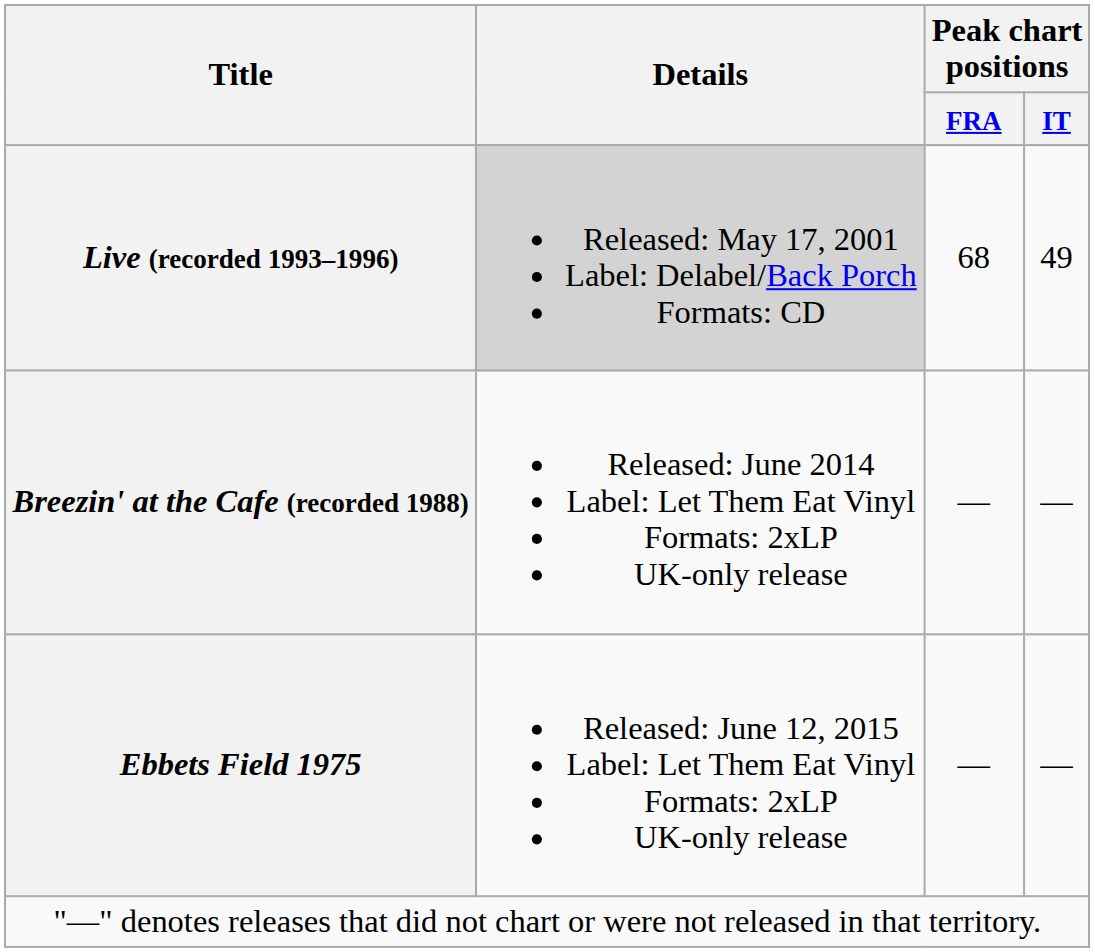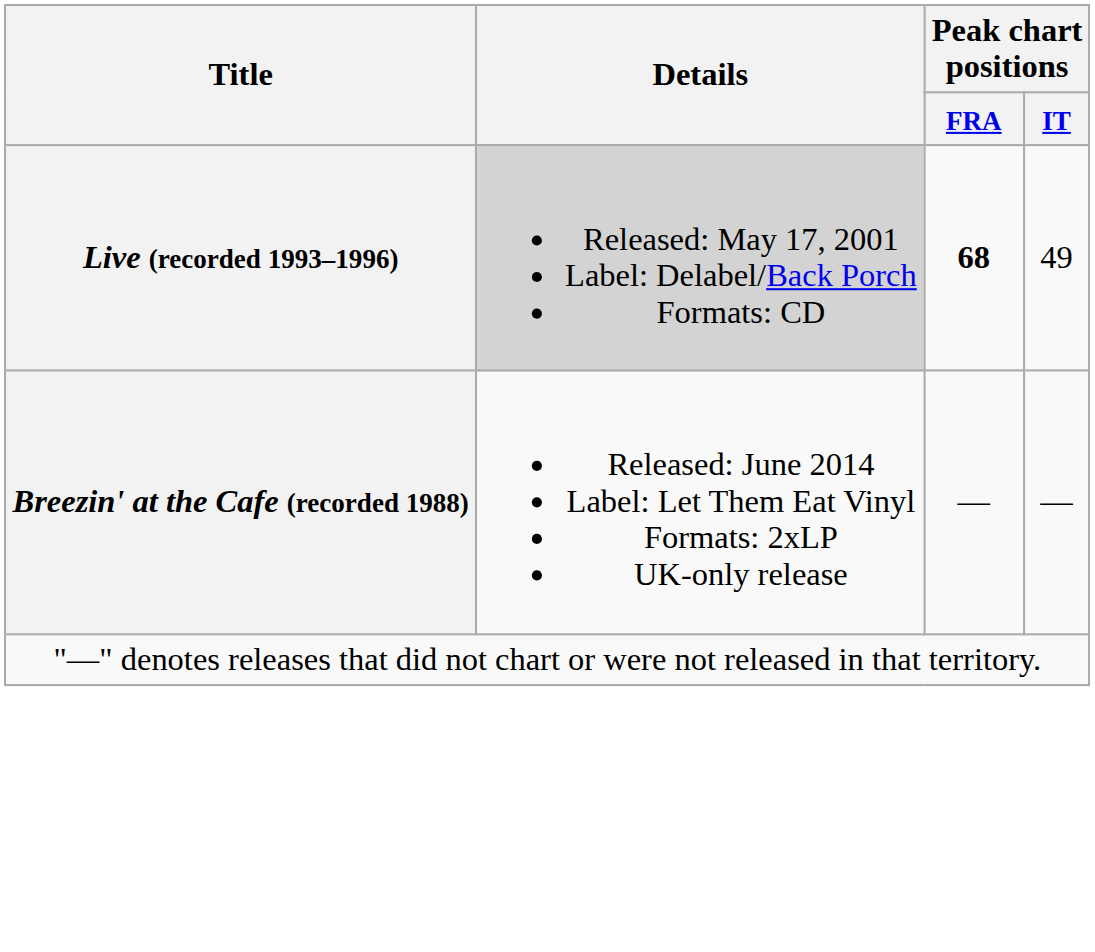(974, 257) normal -> (974, 257) bold
- row: (241, 764)
